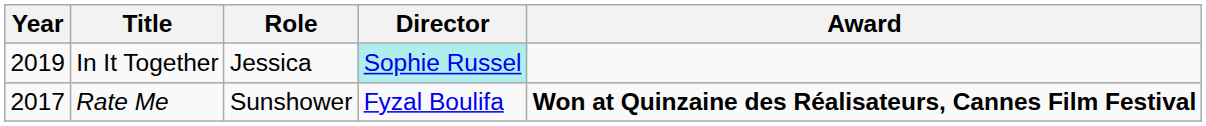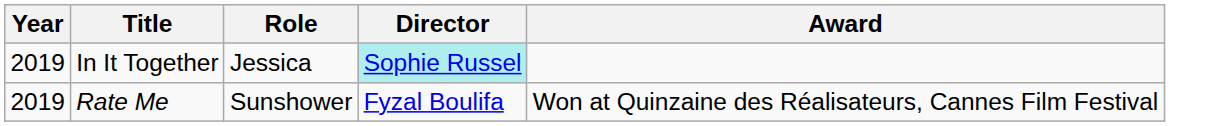(38, 101) 2017 -> (38, 101) 2019
(864, 101) bold -> (845, 101) normal
